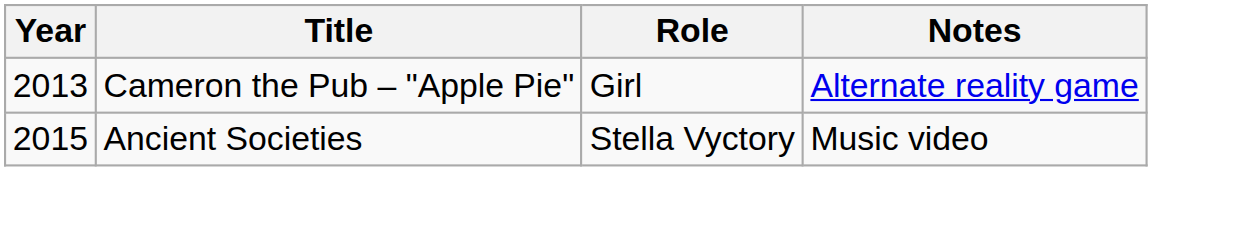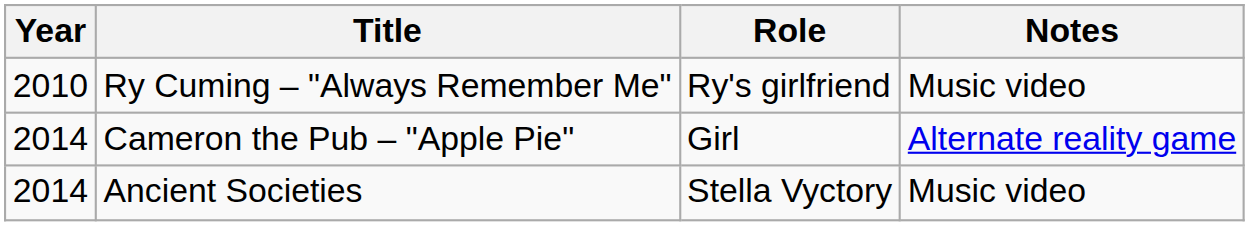+ row: (388, 84)
(50, 84) 2013 -> (50, 138) 2014
(50, 138) 2015 -> (50, 191) 2014
